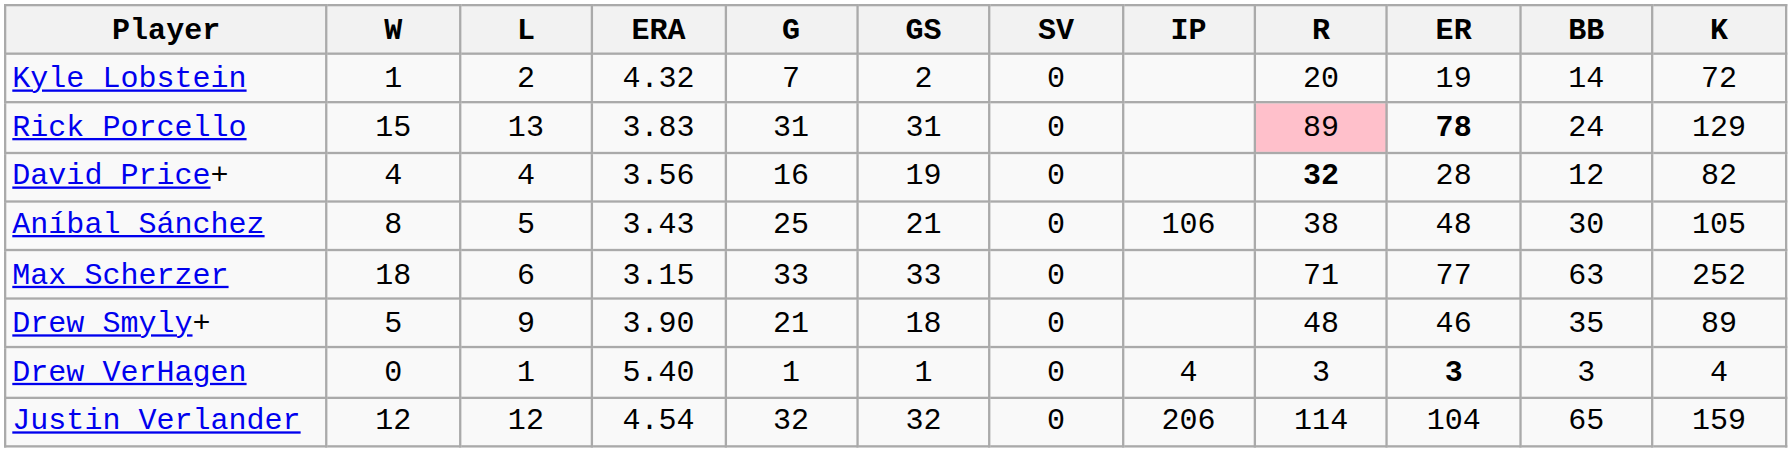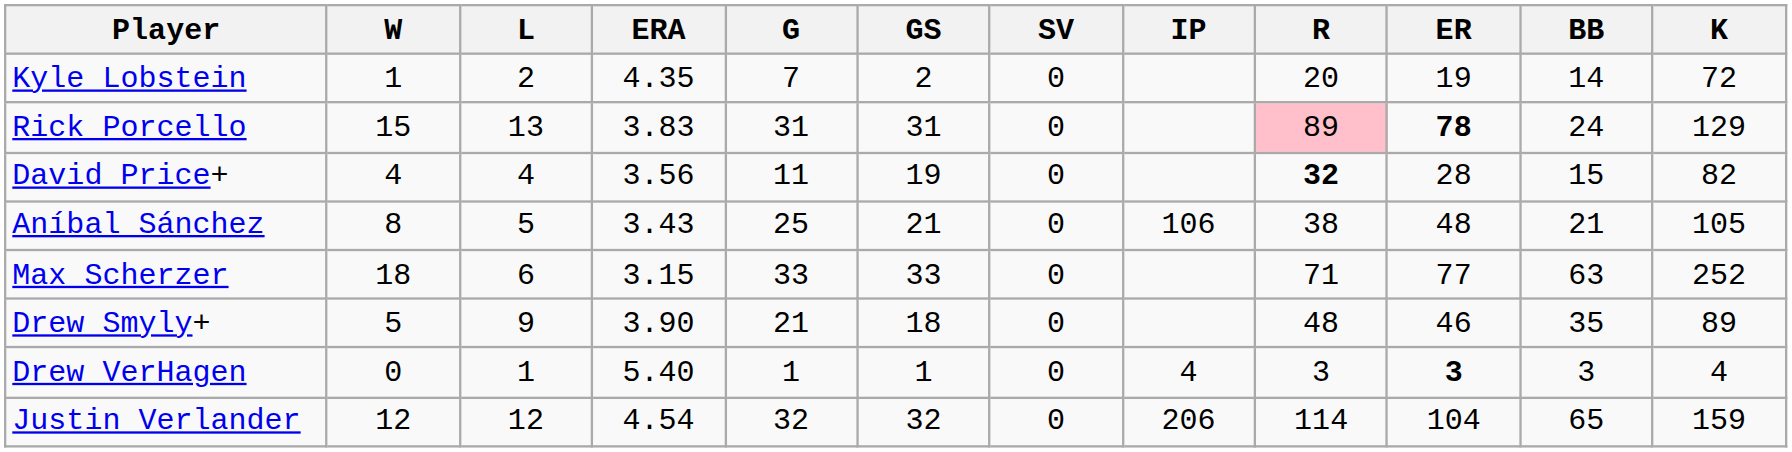(658, 79) 4.32 -> (658, 79) 4.35
(791, 176) 16 -> (791, 176) 11
(1586, 176) 12 -> (1586, 176) 15
(1586, 225) 30 -> (1586, 225) 21
